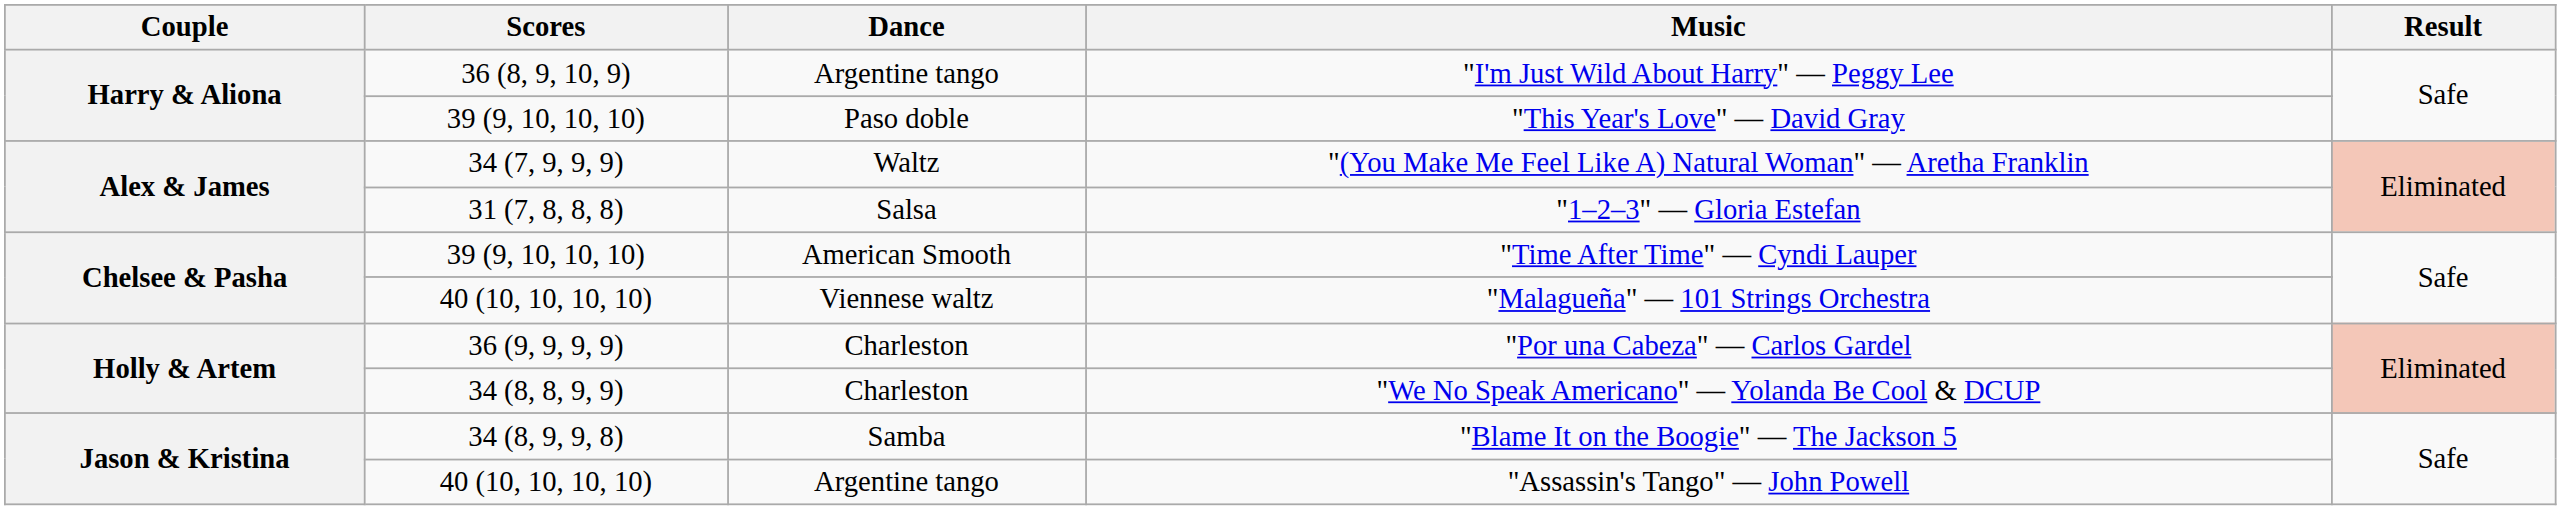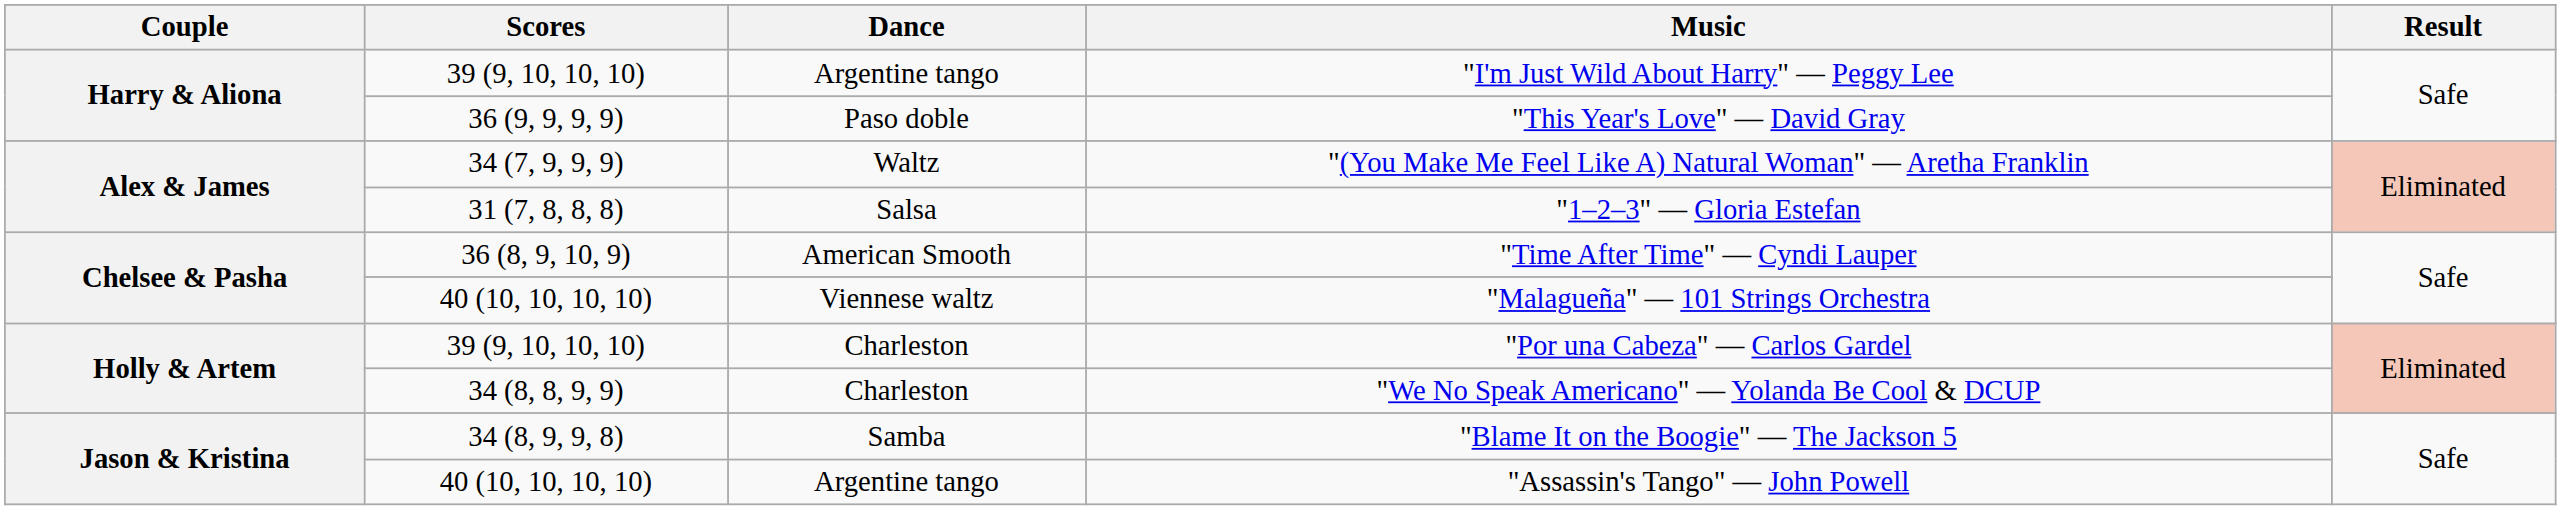(546, 72) 36 (8, 9, 10, 9) -> (546, 72) 39 (9, 10, 10, 10)
(546, 118) 39 (9, 10, 10, 10) -> (546, 118) 36 (9, 9, 9, 9)
(546, 254) 39 (9, 10, 10, 10) -> (546, 254) 36 (8, 9, 10, 9)
(546, 345) 36 (9, 9, 9, 9) -> (546, 345) 39 (9, 10, 10, 10)
